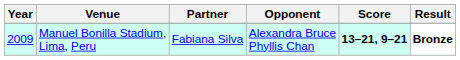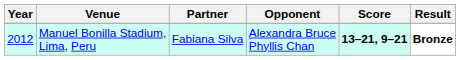(20, 39) 2009 -> (20, 39) 2012
